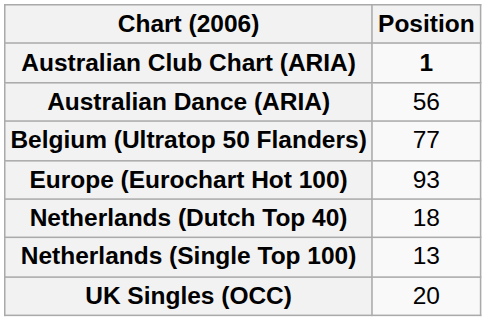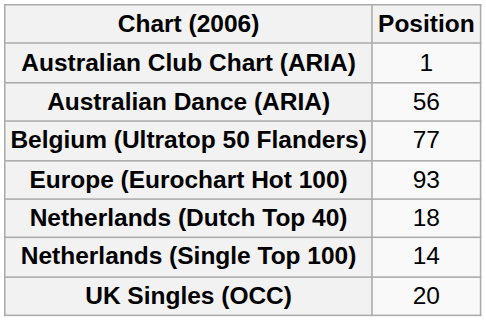(426, 62) bold -> (426, 62) normal
(426, 256) 13 -> (426, 256) 14
